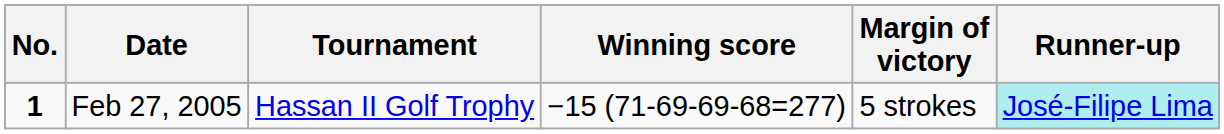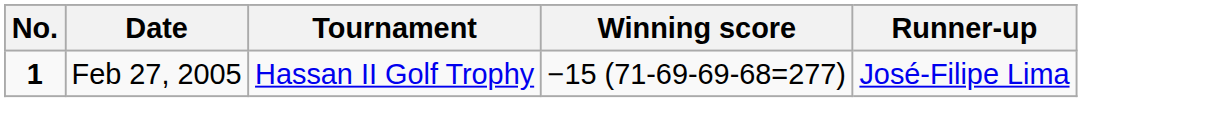- column: (924, 44)
(1108, 106) paleturquoise background -> (964, 74) no background
